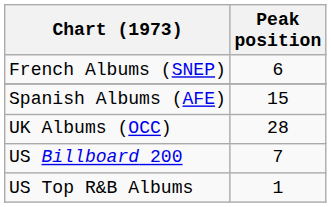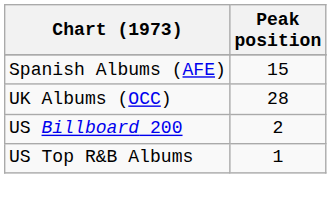- row: (117, 70)
(278, 158) 7 -> (278, 129) 2
